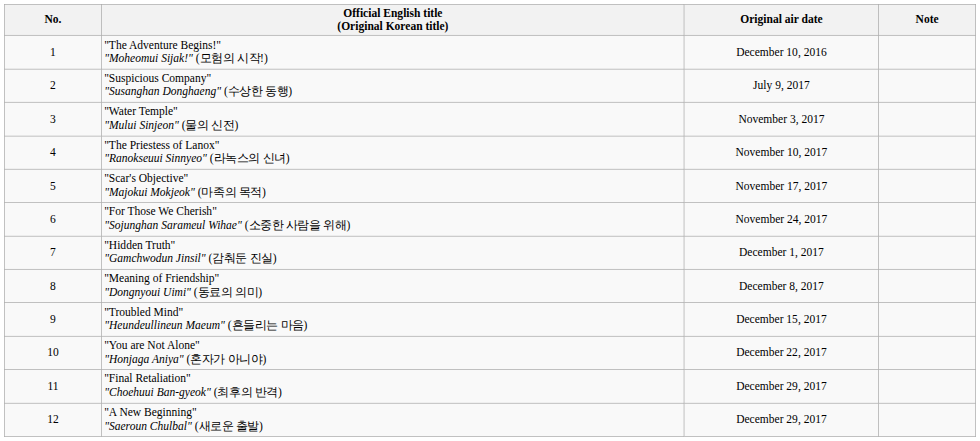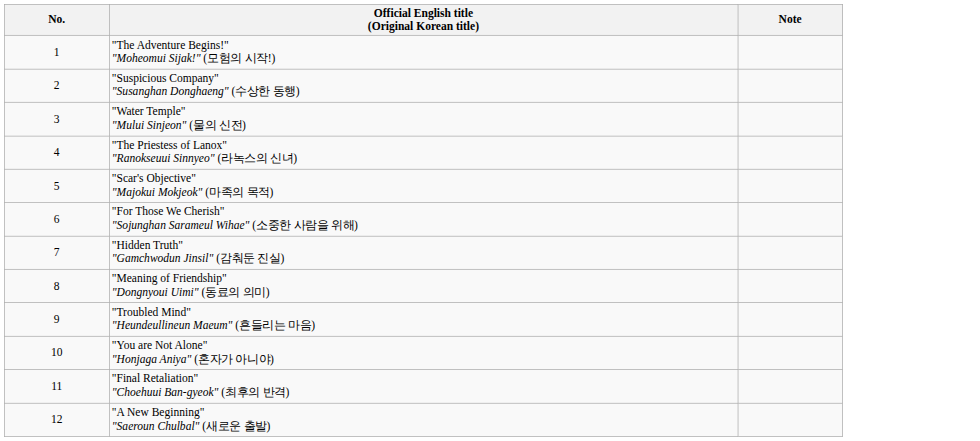- column: (781, 20)
